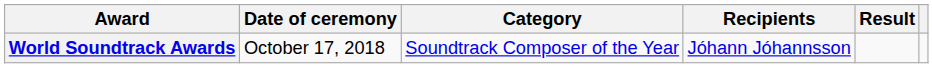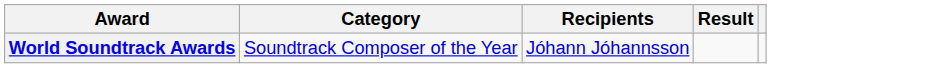- column: (320, 18)
